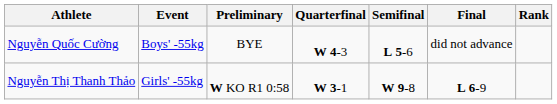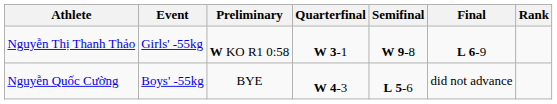rows swapped: (63, 44) <-> (71, 81)
